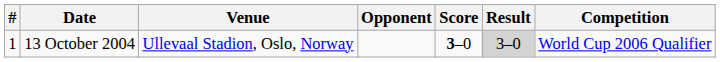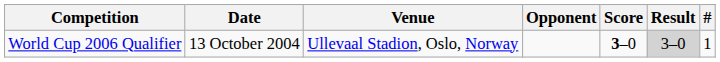columns swapped: (12, 17) <-> (625, 17)
